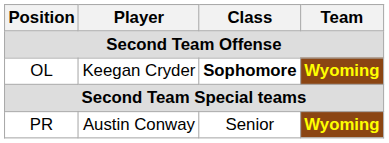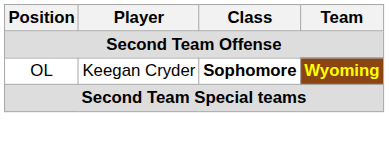- row: (42, 124)
